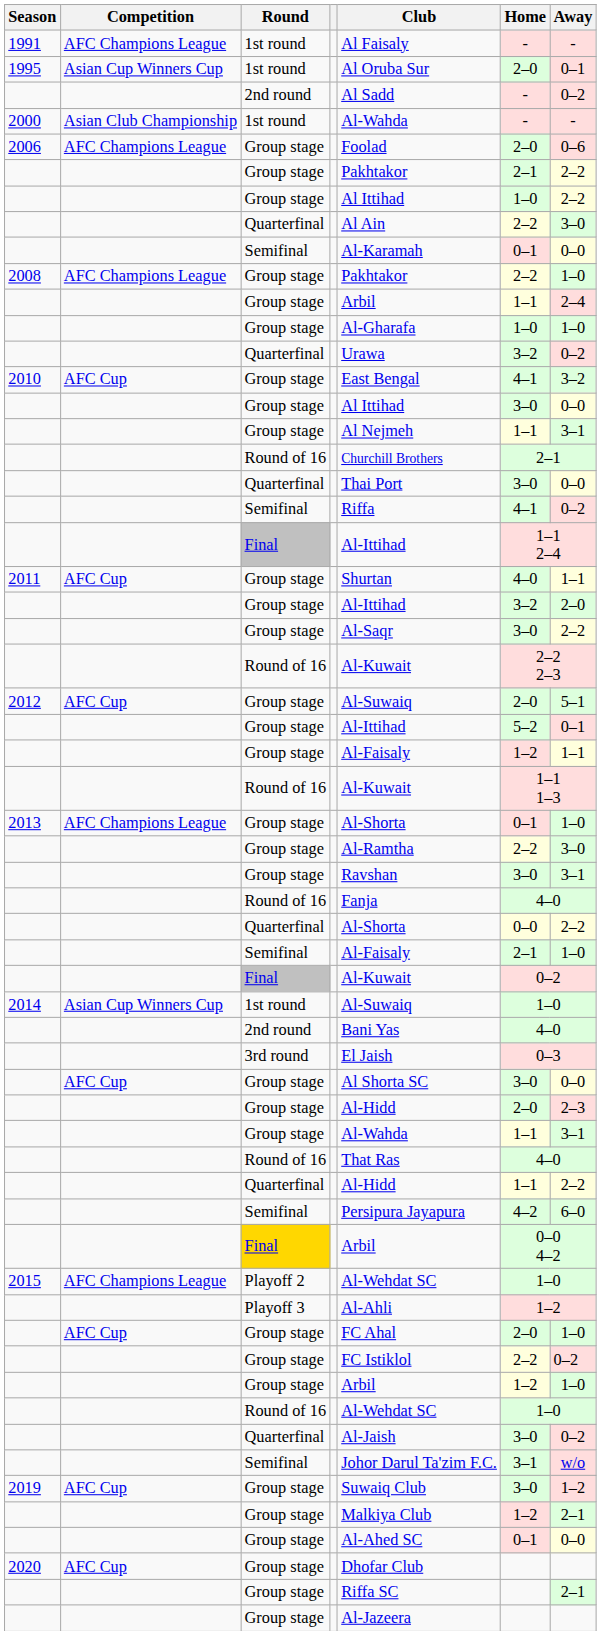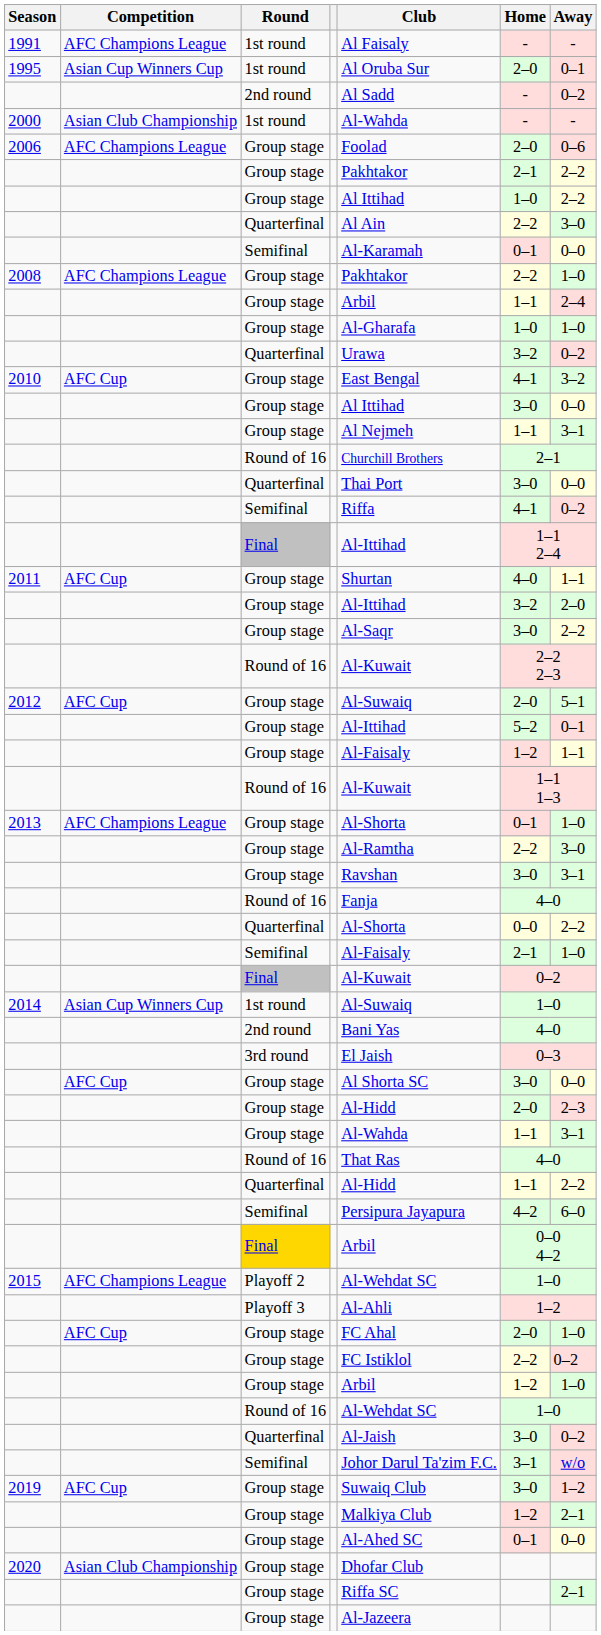(95, 1566) AFC Cup -> (150, 1566) Asian Club Championship
